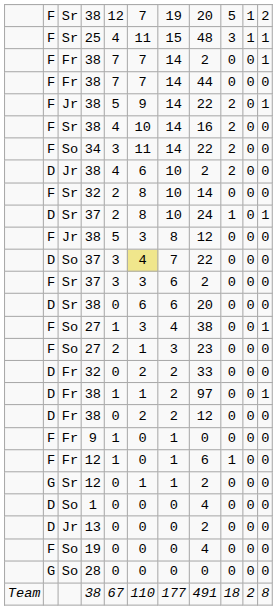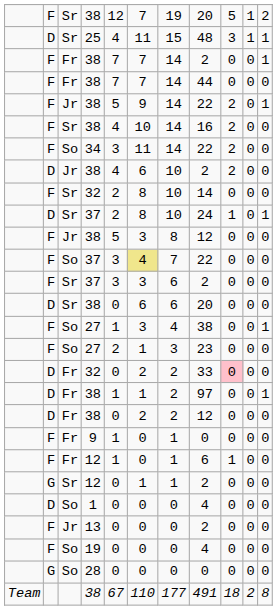(51, 38) F -> (51, 38) D
(51, 260) D -> (51, 260) F
(232, 372) no background -> (232, 372) pink background
(51, 527) D -> (51, 527) F
